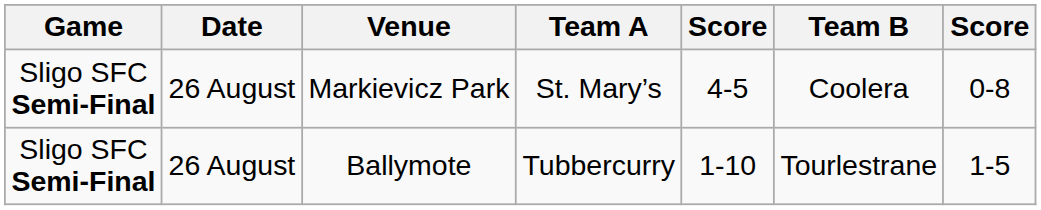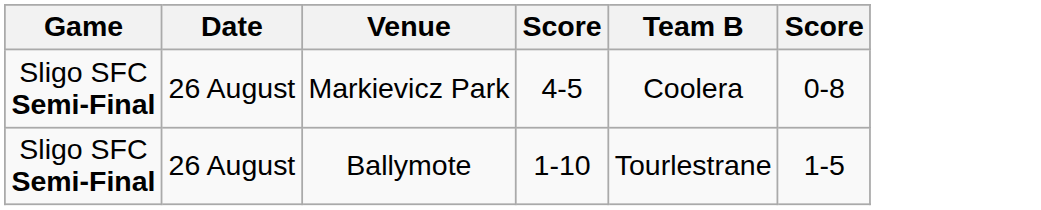- column: (599, 27)
